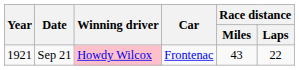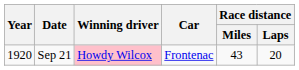(20, 55) 1921 -> (20, 55) 1920
(276, 55) 22 -> (276, 55) 20
